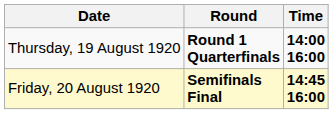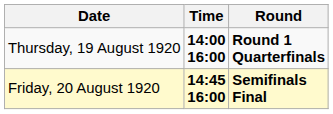columns swapped: (306, 16) <-> (234, 16)
